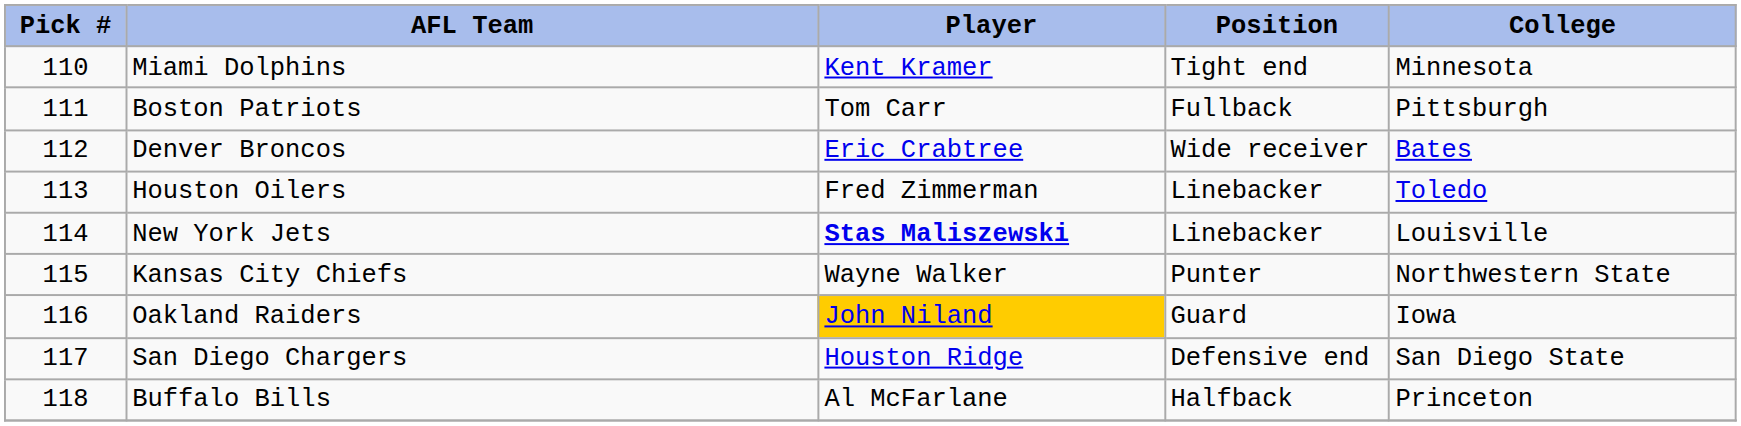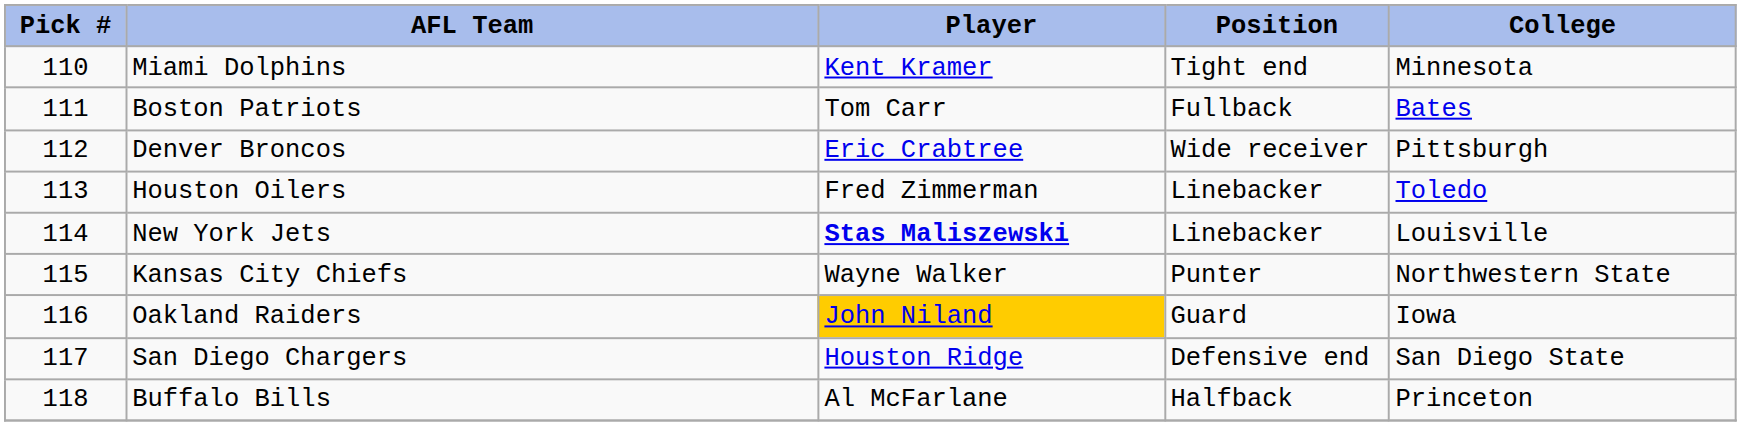(1472, 109) Pittsburgh -> (1434, 109) Bates
(1434, 150) Bates -> (1472, 150) Pittsburgh
